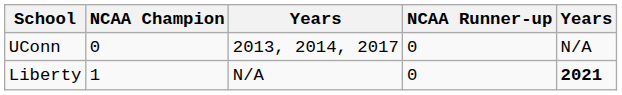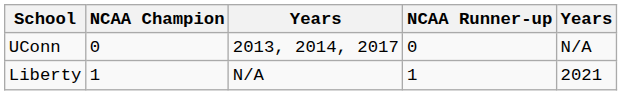(412, 75) 0 -> (412, 75) 1
(581, 75) bold -> (581, 75) normal
